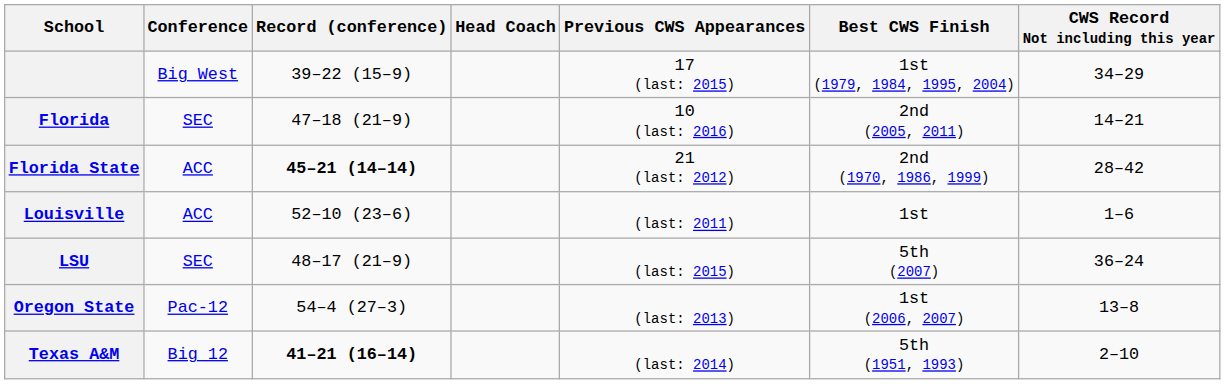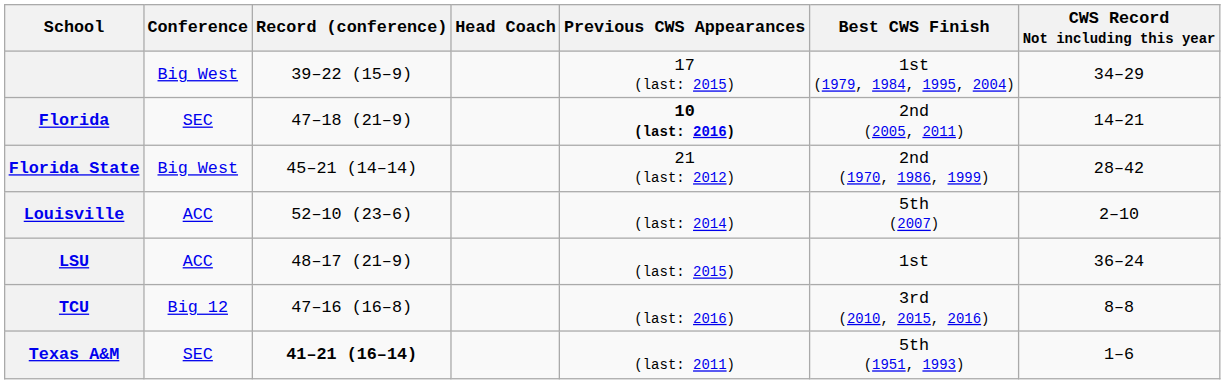(685, 121) normal -> (685, 121) bold
(198, 168) ACC -> (198, 168) Big West
(352, 168) bold -> (352, 168) normal
(685, 225) (last: 2011) -> (685, 225) (last: 2014)
(914, 215) 1st -> (914, 214) 5th (2007)
(1119, 215) 1–6 -> (1119, 215) 2–10
(198, 261) SEC -> (198, 261) ACC
(914, 261) 5th (2007) -> (914, 261) 1st
- row: (74, 308)
+ row: (74, 308)
(198, 355) Big 12 -> (198, 355) SEC
(685, 365) (last: 2014) -> (685, 365) (last: 2011)
(1119, 355) 2–10 -> (1119, 355) 1–6
